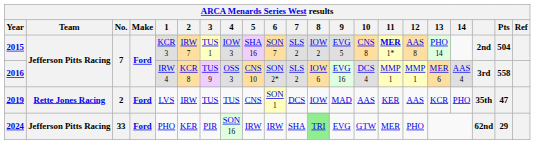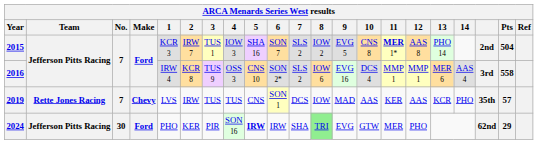(121, 100) 2 -> (121, 100) 7
(142, 100) Ford -> (144, 100) Chevy
(504, 100) 47 -> (507, 100) 57
(121, 126) 33 -> (121, 126) 30
(253, 126) normal -> (256, 126) bold
